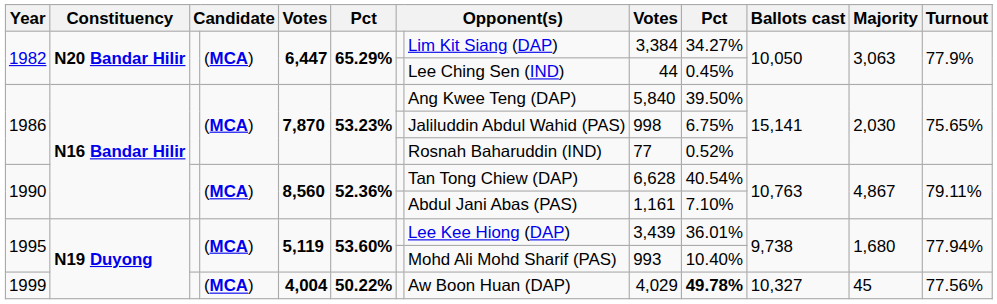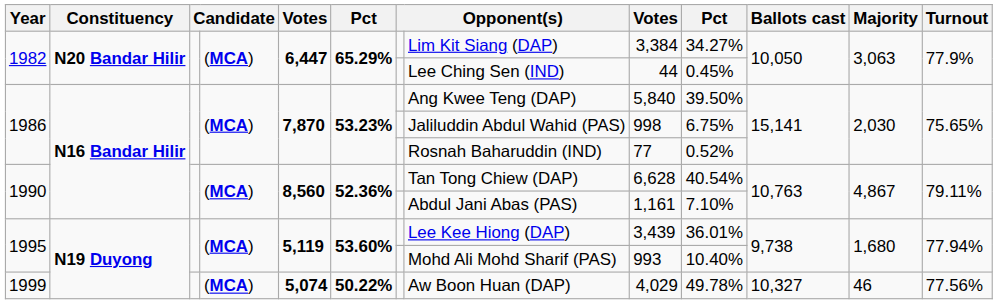(306, 285) 4,004 -> (306, 285) 5,074
(714, 285) bold -> (714, 285) normal
(863, 285) 45 -> (863, 285) 46
